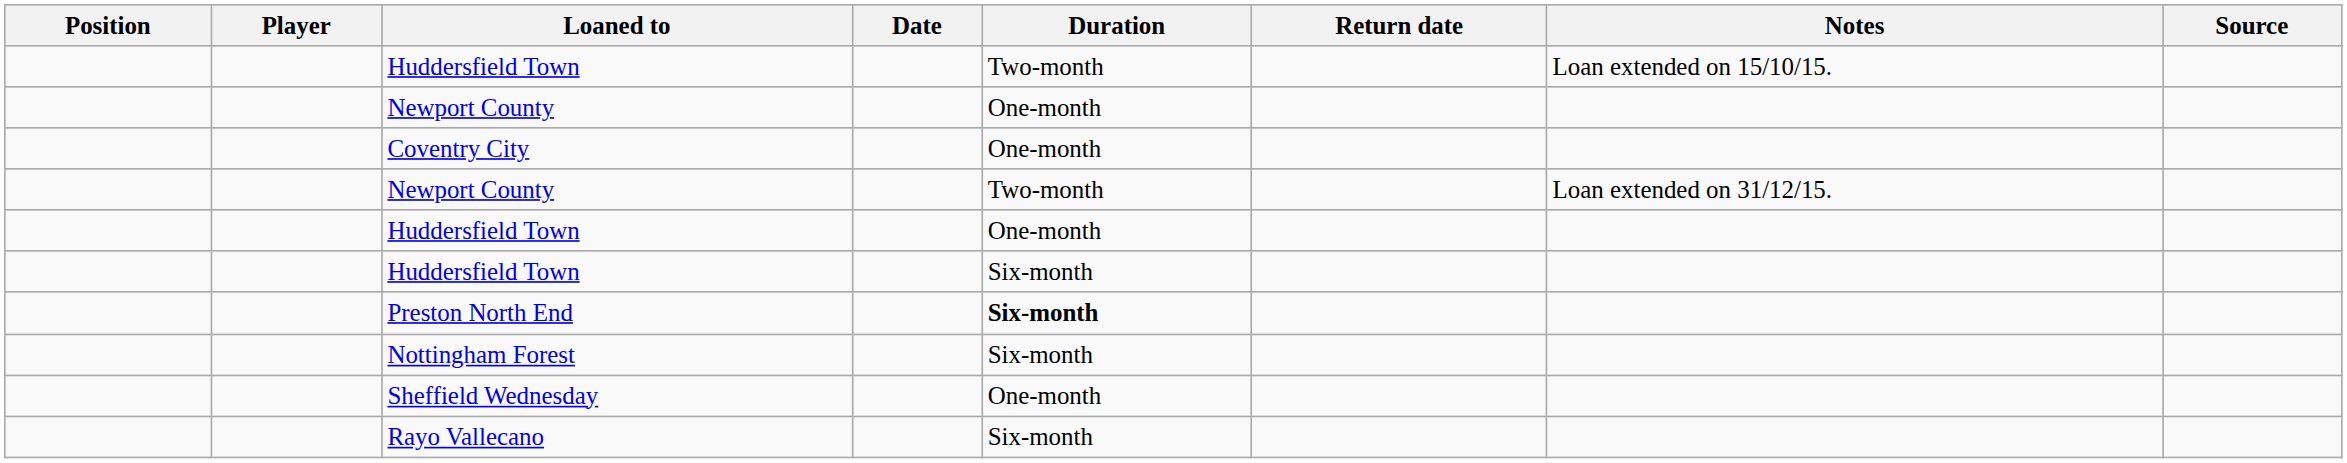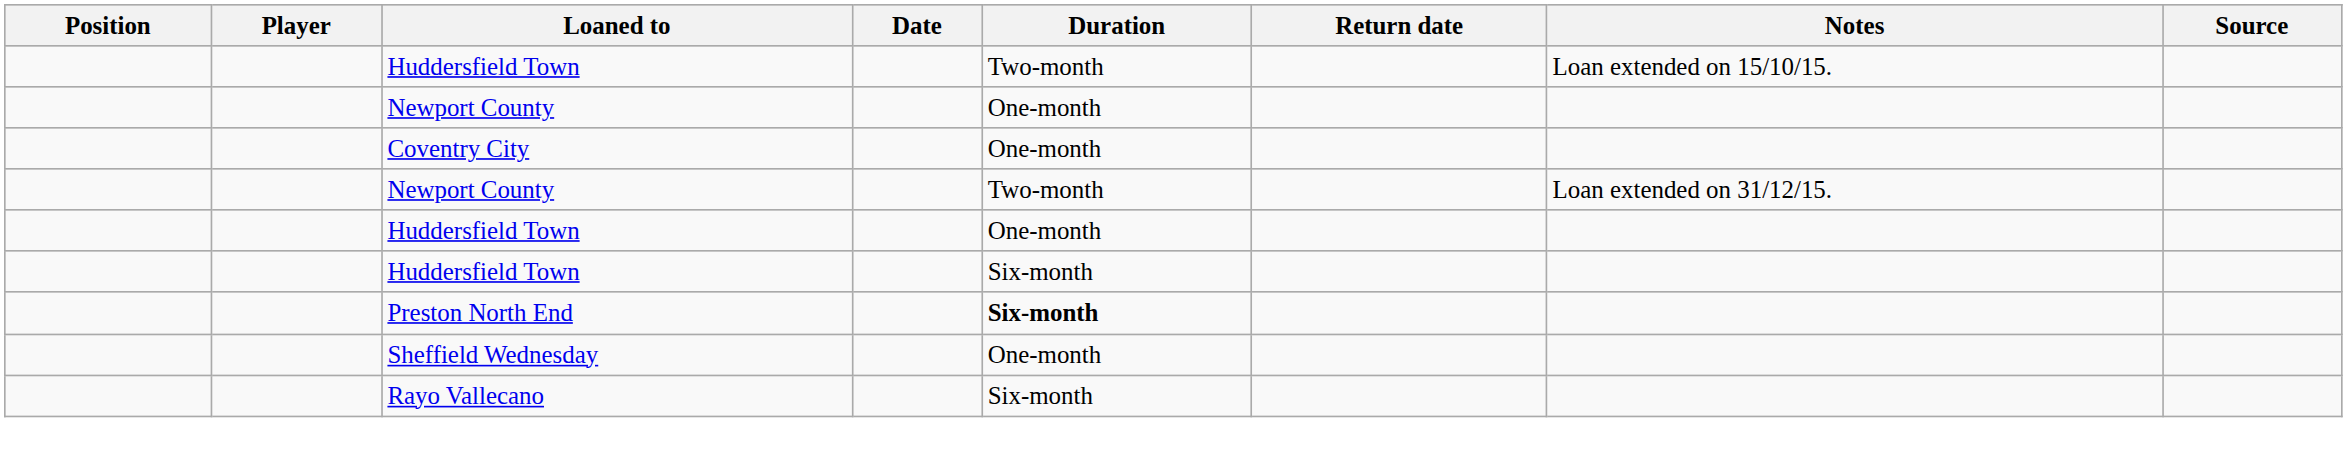- row: (108, 354)
